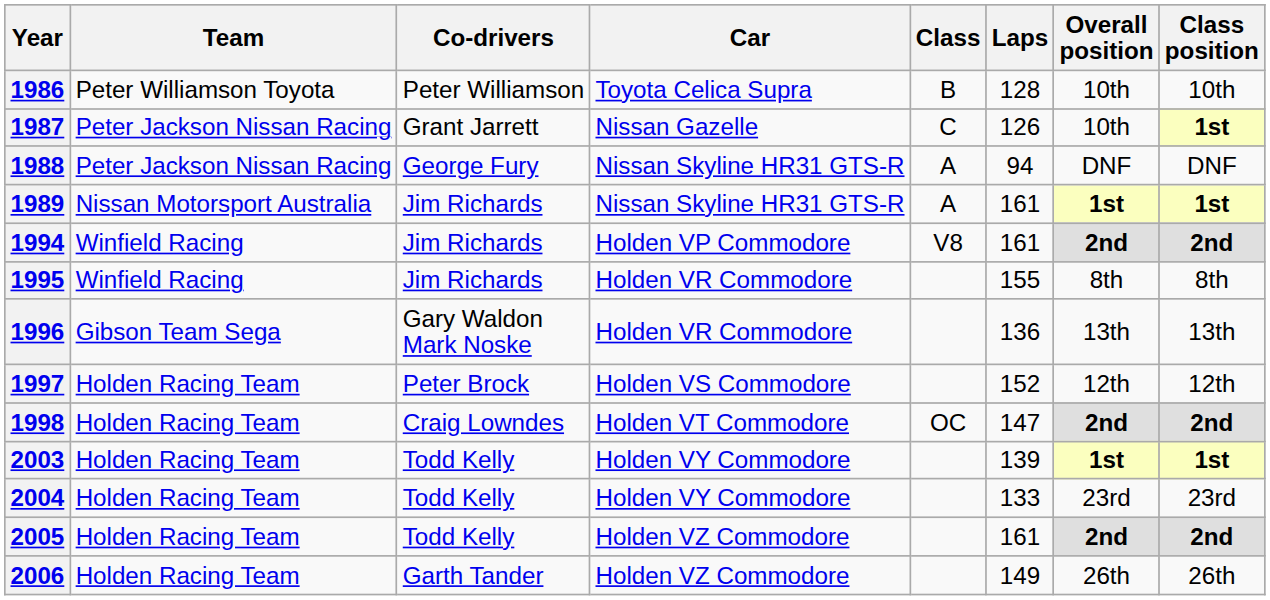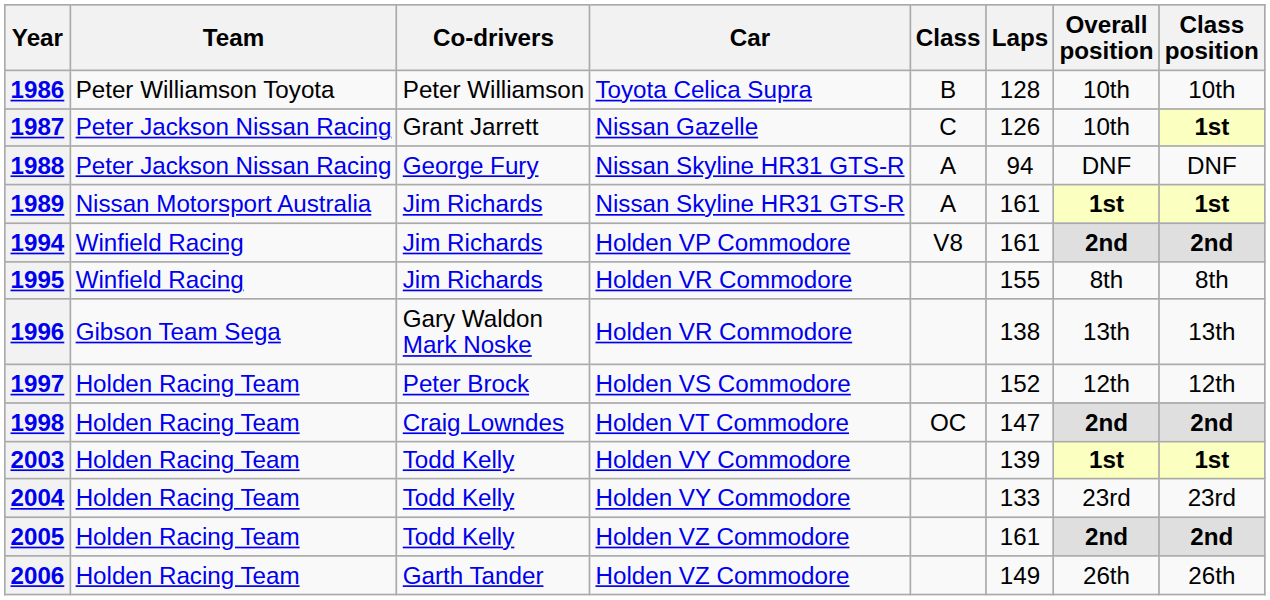(1020, 332) 136 -> (1020, 332) 138
